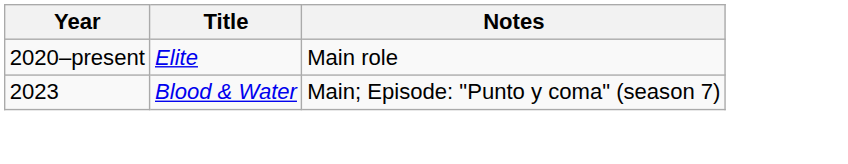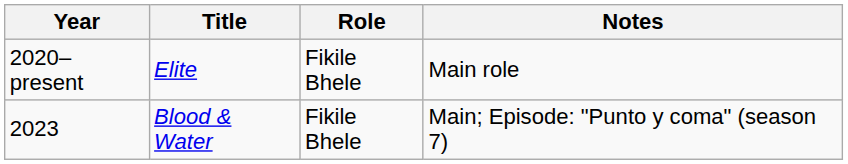+ column: (362, 22)
